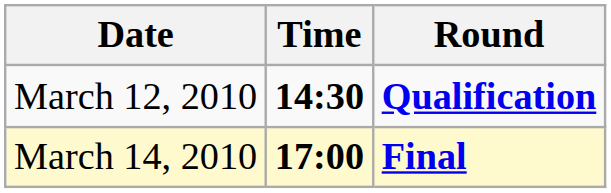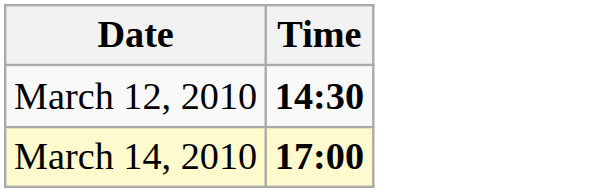- column: (489, 34)
